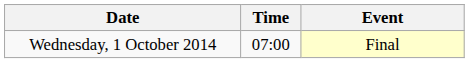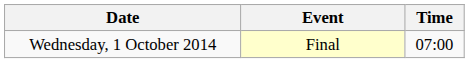columns swapped: (271, 17) <-> (382, 17)
